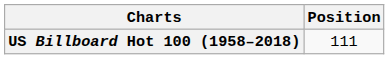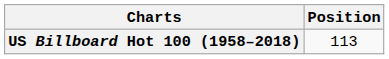(344, 42) 111 -> (344, 42) 113
